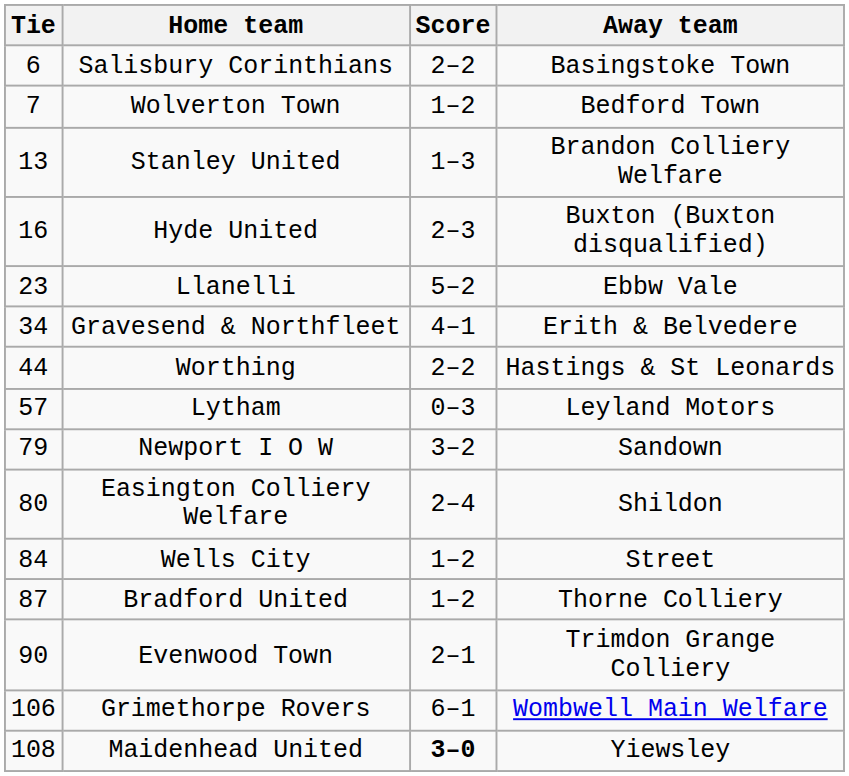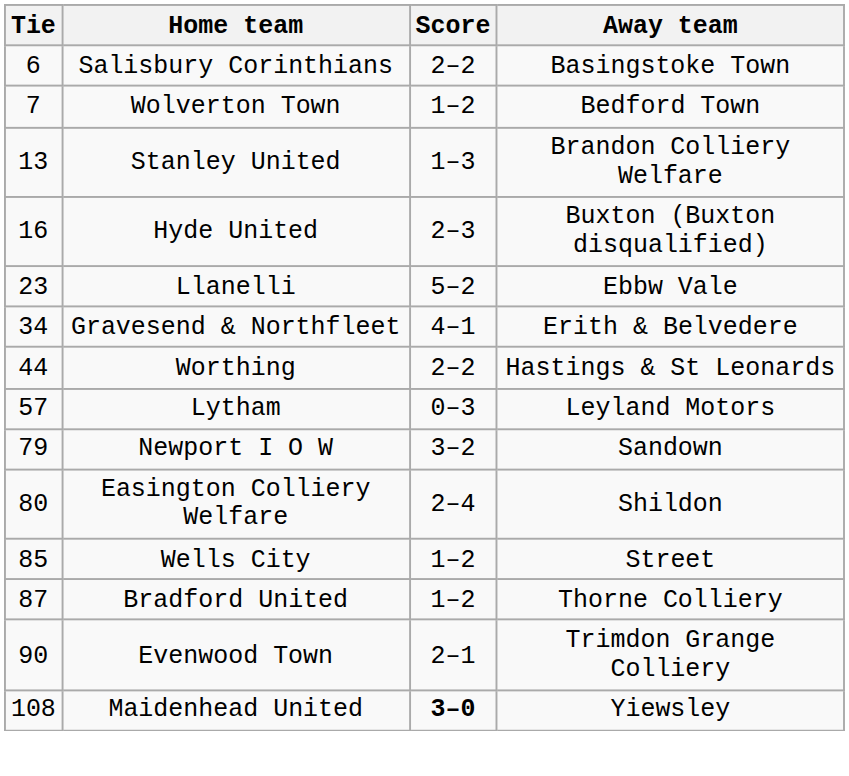(33, 559) 84 -> (33, 559) 85
- row: (236, 710)
